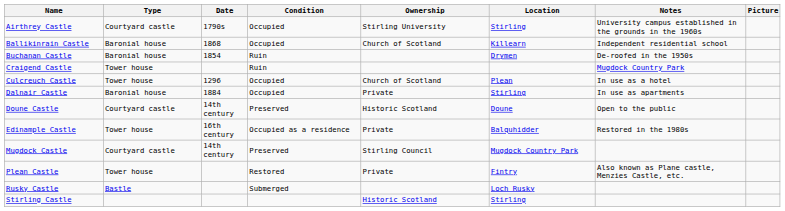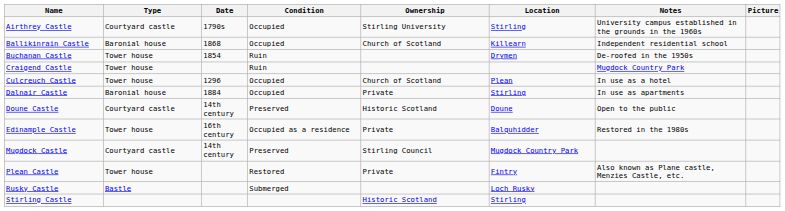(136, 55) Baronial house -> (129, 55) Tower house
